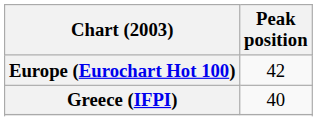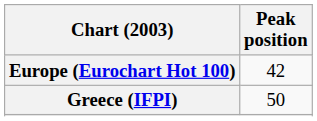(276, 99) 40 -> (276, 99) 50
